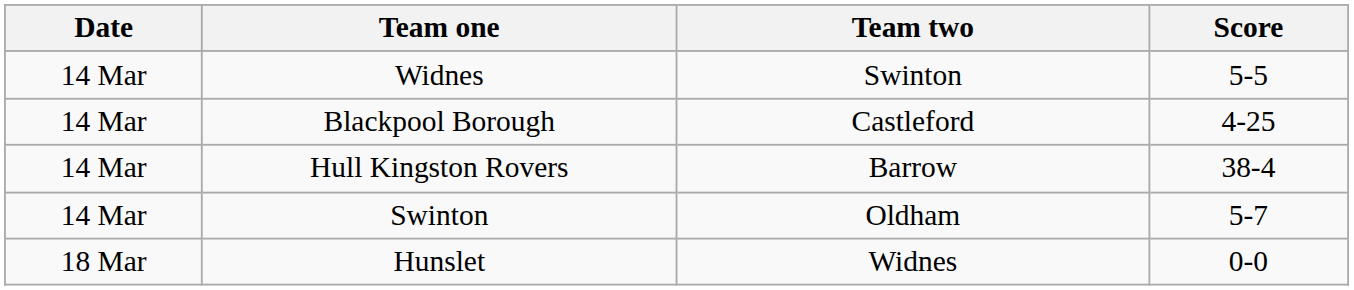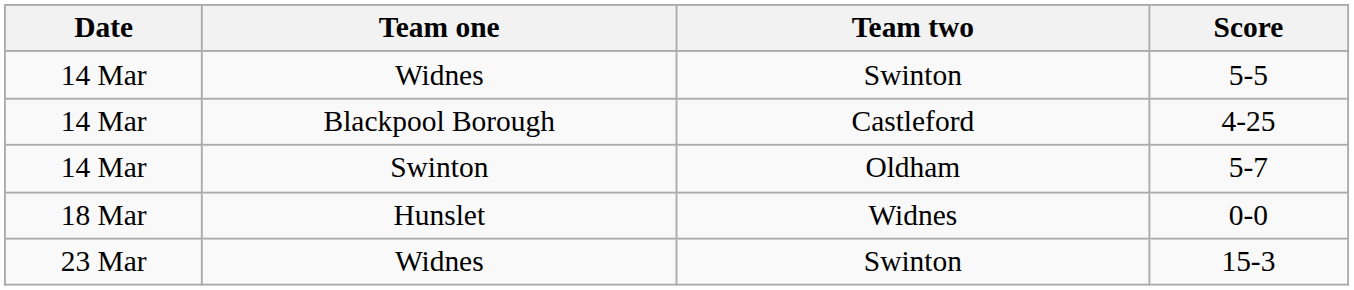- row: (1248, 167)
+ row: (1248, 261)
